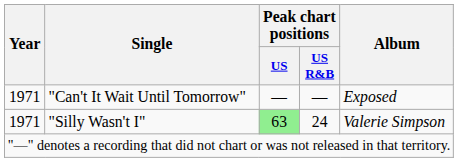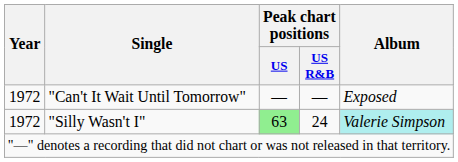(25, 96) 1971 -> (25, 96) 1972
(25, 121) 1971 -> (25, 121) 1972
(394, 121) no background -> (394, 121) paleturquoise background
